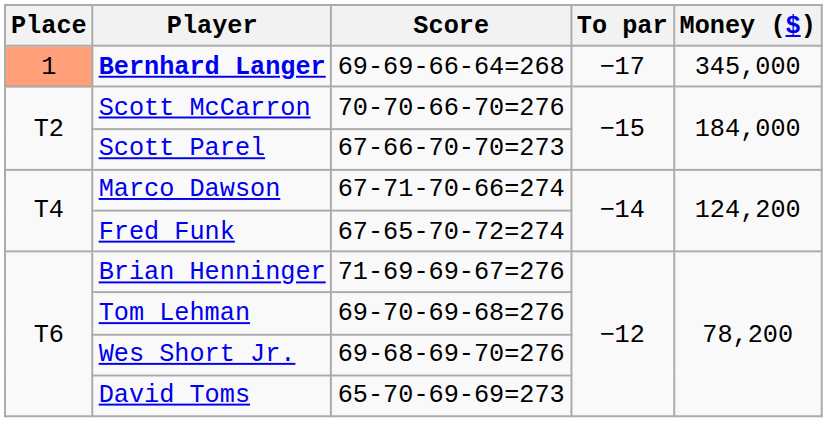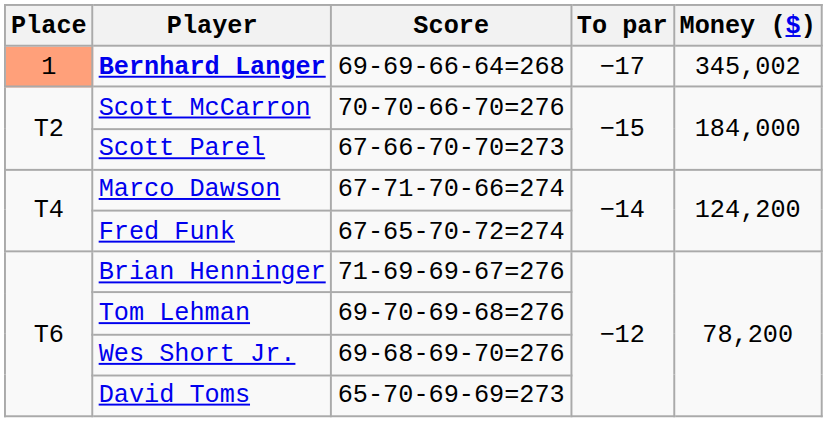(748, 67) 345,000 -> (748, 67) 345,002
